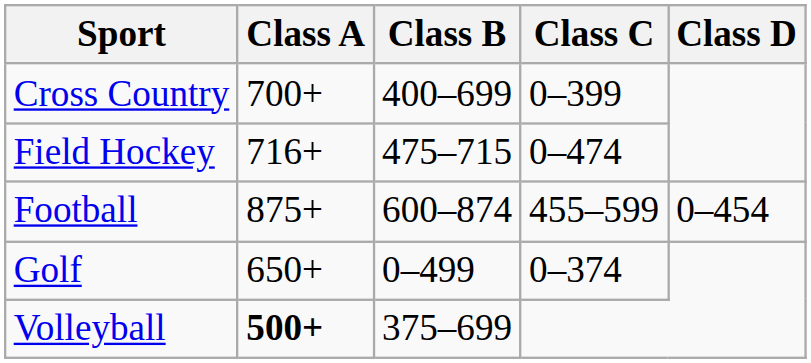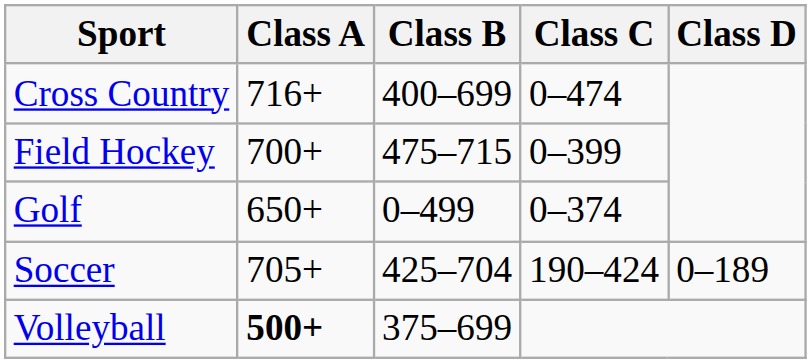(285, 92) 700+ -> (285, 92) 716+
(576, 92) 0–399 -> (576, 92) 0–474
(285, 151) 716+ -> (285, 151) 700+
(576, 151) 0–474 -> (576, 151) 0–399
- row: (76, 210)
+ row: (64, 269)
